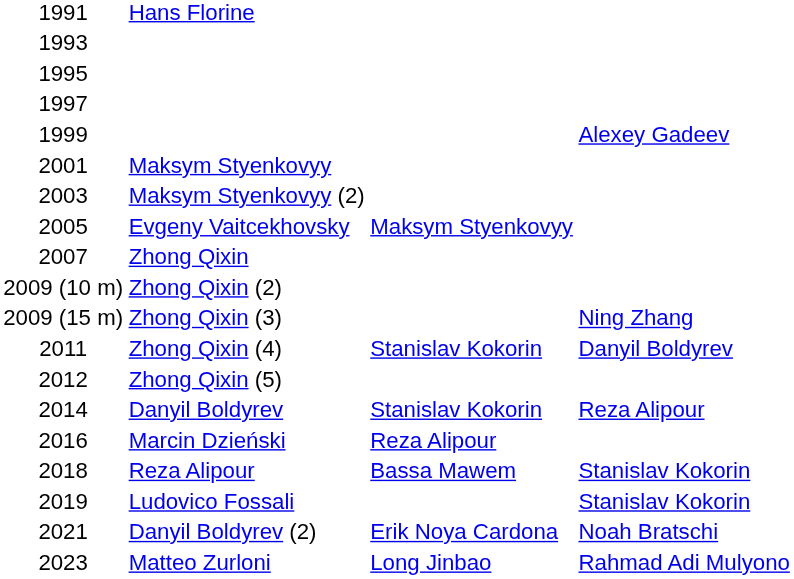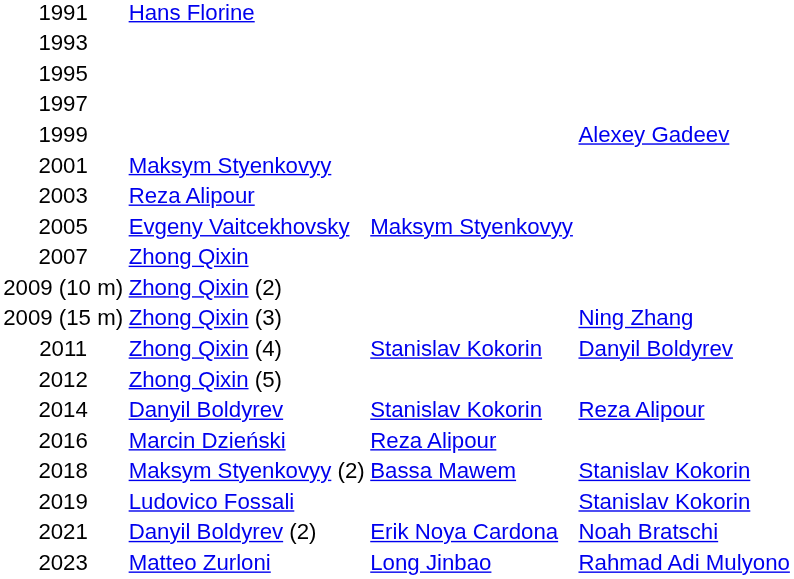(247, 195) Maksym Styenkovyy (2) -> (192, 195) Reza Alipour
(192, 471) Reza Alipour -> (247, 471) Maksym Styenkovyy (2)
